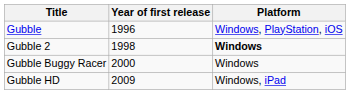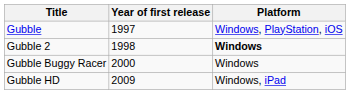(123, 30) 1996 -> (123, 30) 1997
